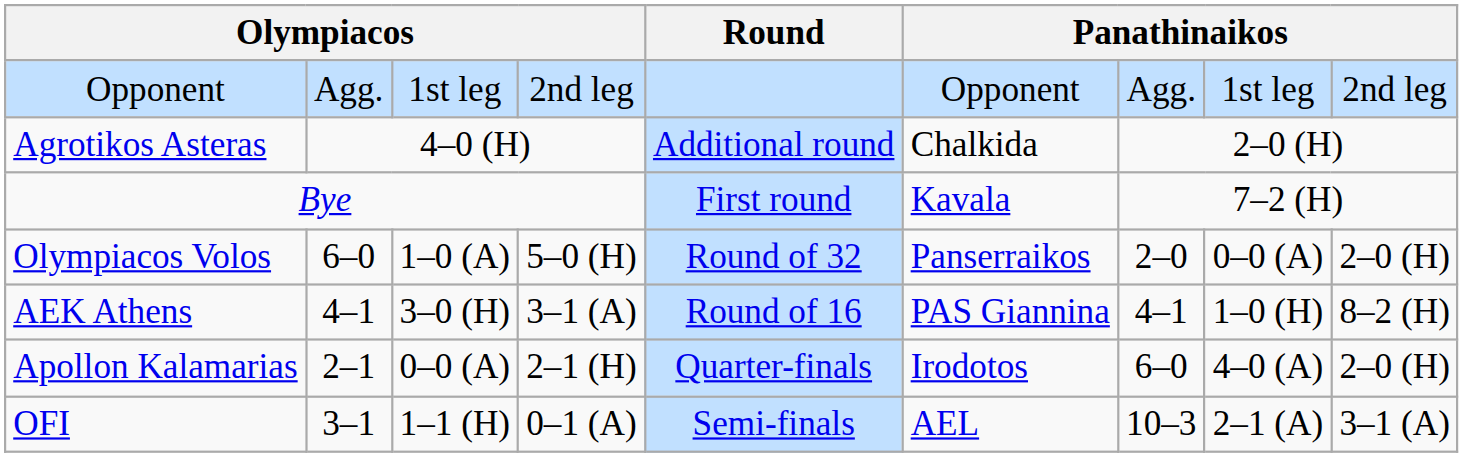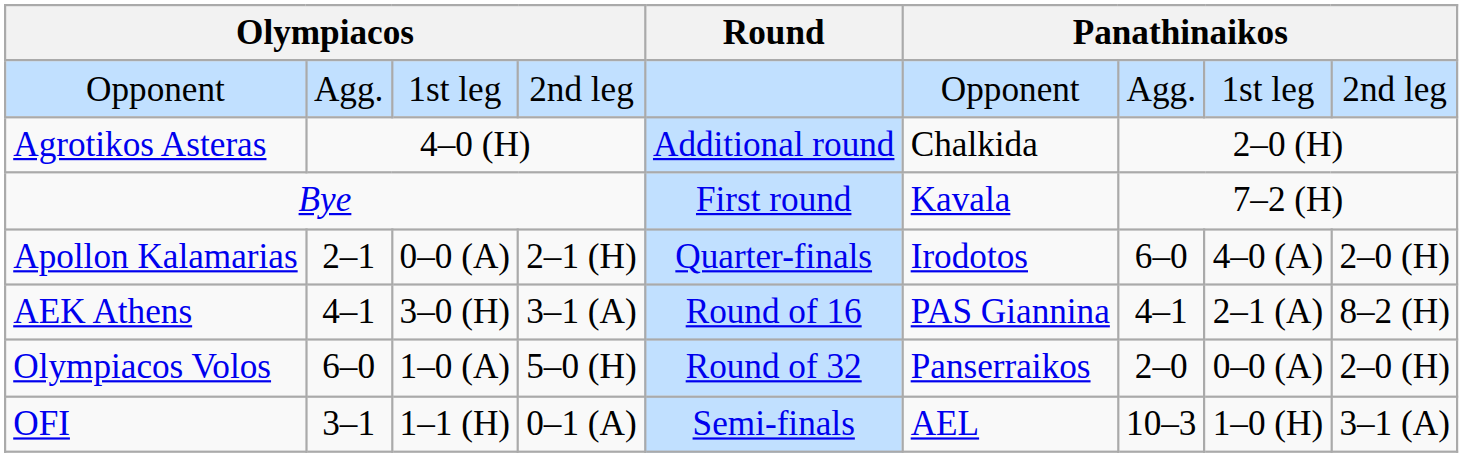rows swapped: (142, 255) <-> (155, 367)
(1268, 311) 1–0 (H) -> (1268, 311) 2–1 (A)
(1268, 423) 2–1 (A) -> (1268, 423) 1–0 (H)
